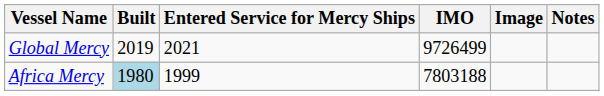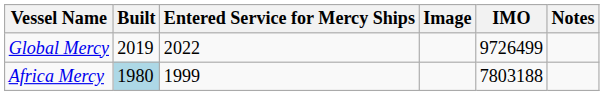columns swapped: (455, 18) <-> (519, 18)
(182, 47) 2021 -> (182, 47) 2022
